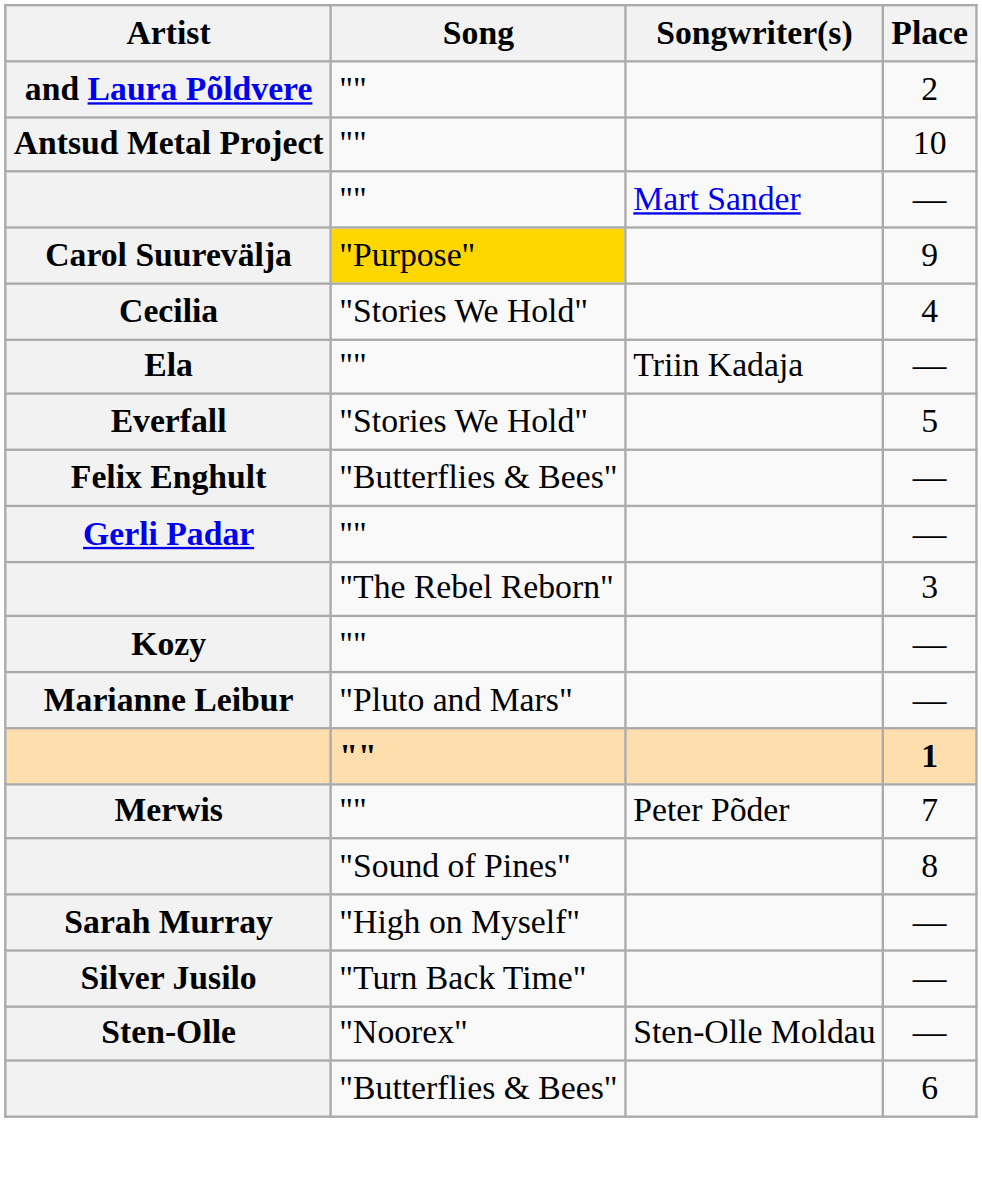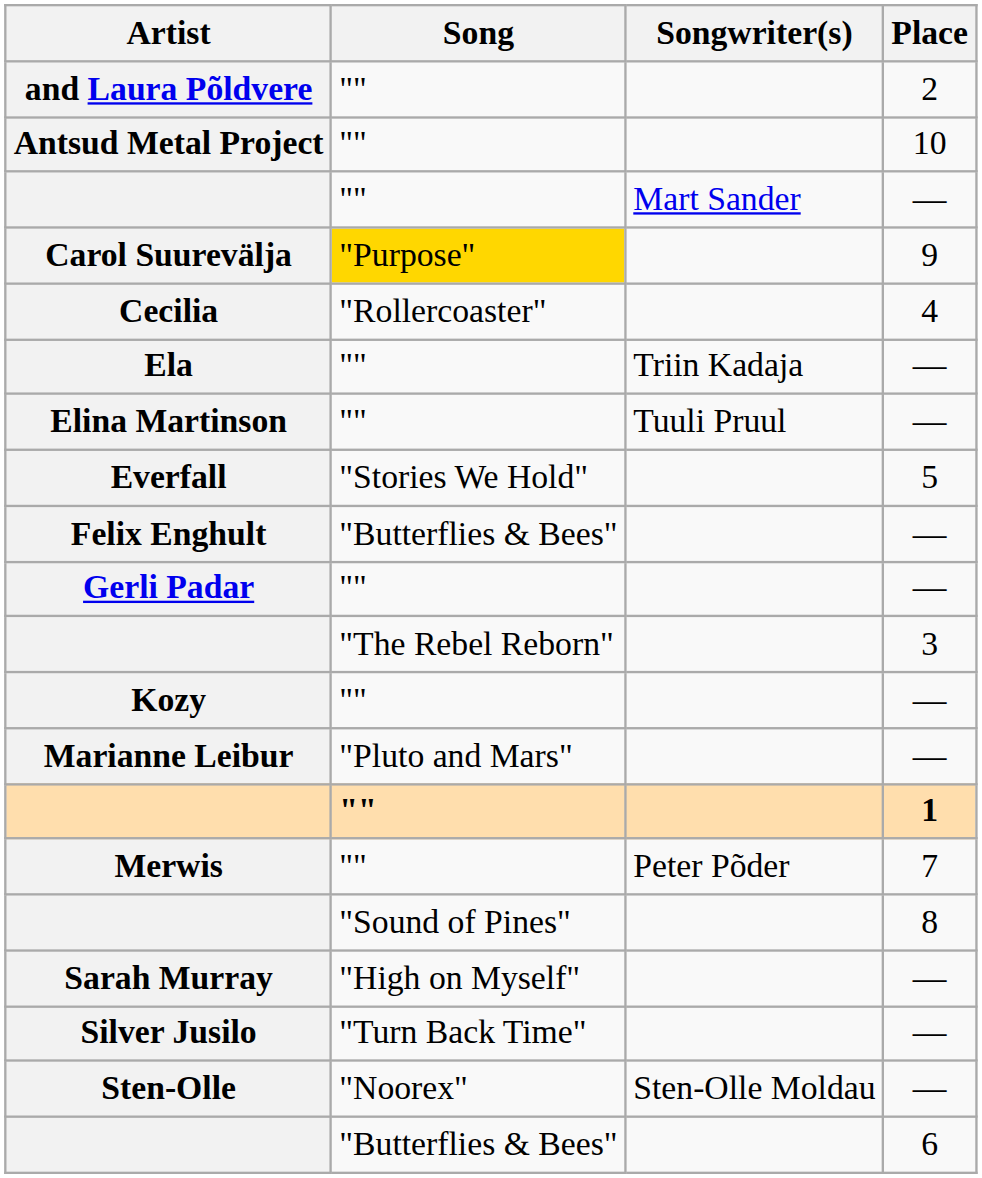(464, 310) "Stories We Hold" -> (443, 310) "Rollercoaster"
+ row: (169, 421)
